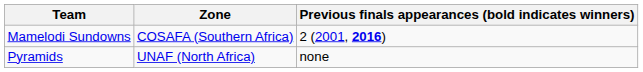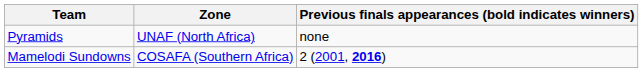rows swapped: (69, 36) <-> (35, 57)
